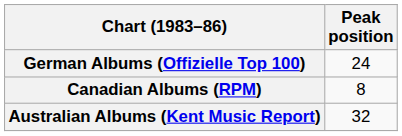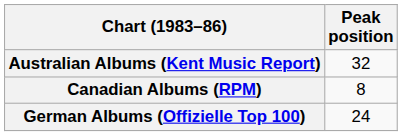rows swapped: (164, 116) <-> (164, 63)
